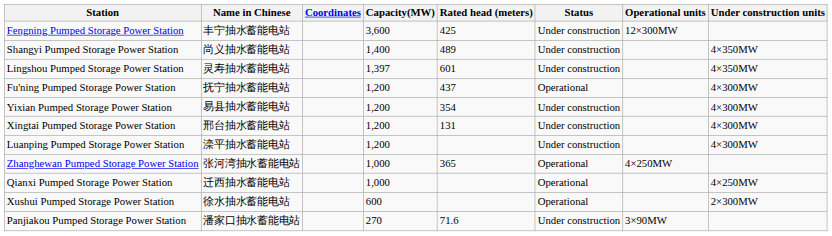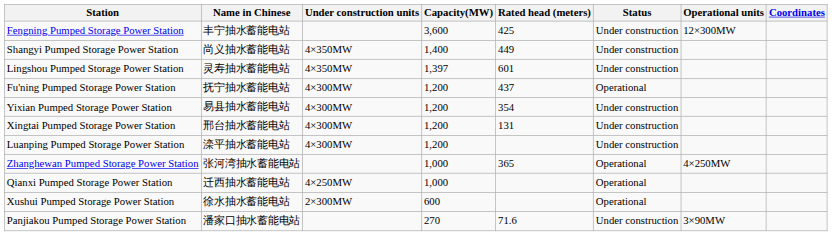columns swapped: (333, 13) <-> (768, 13)
(448, 50) 489 -> (506, 50) 449
